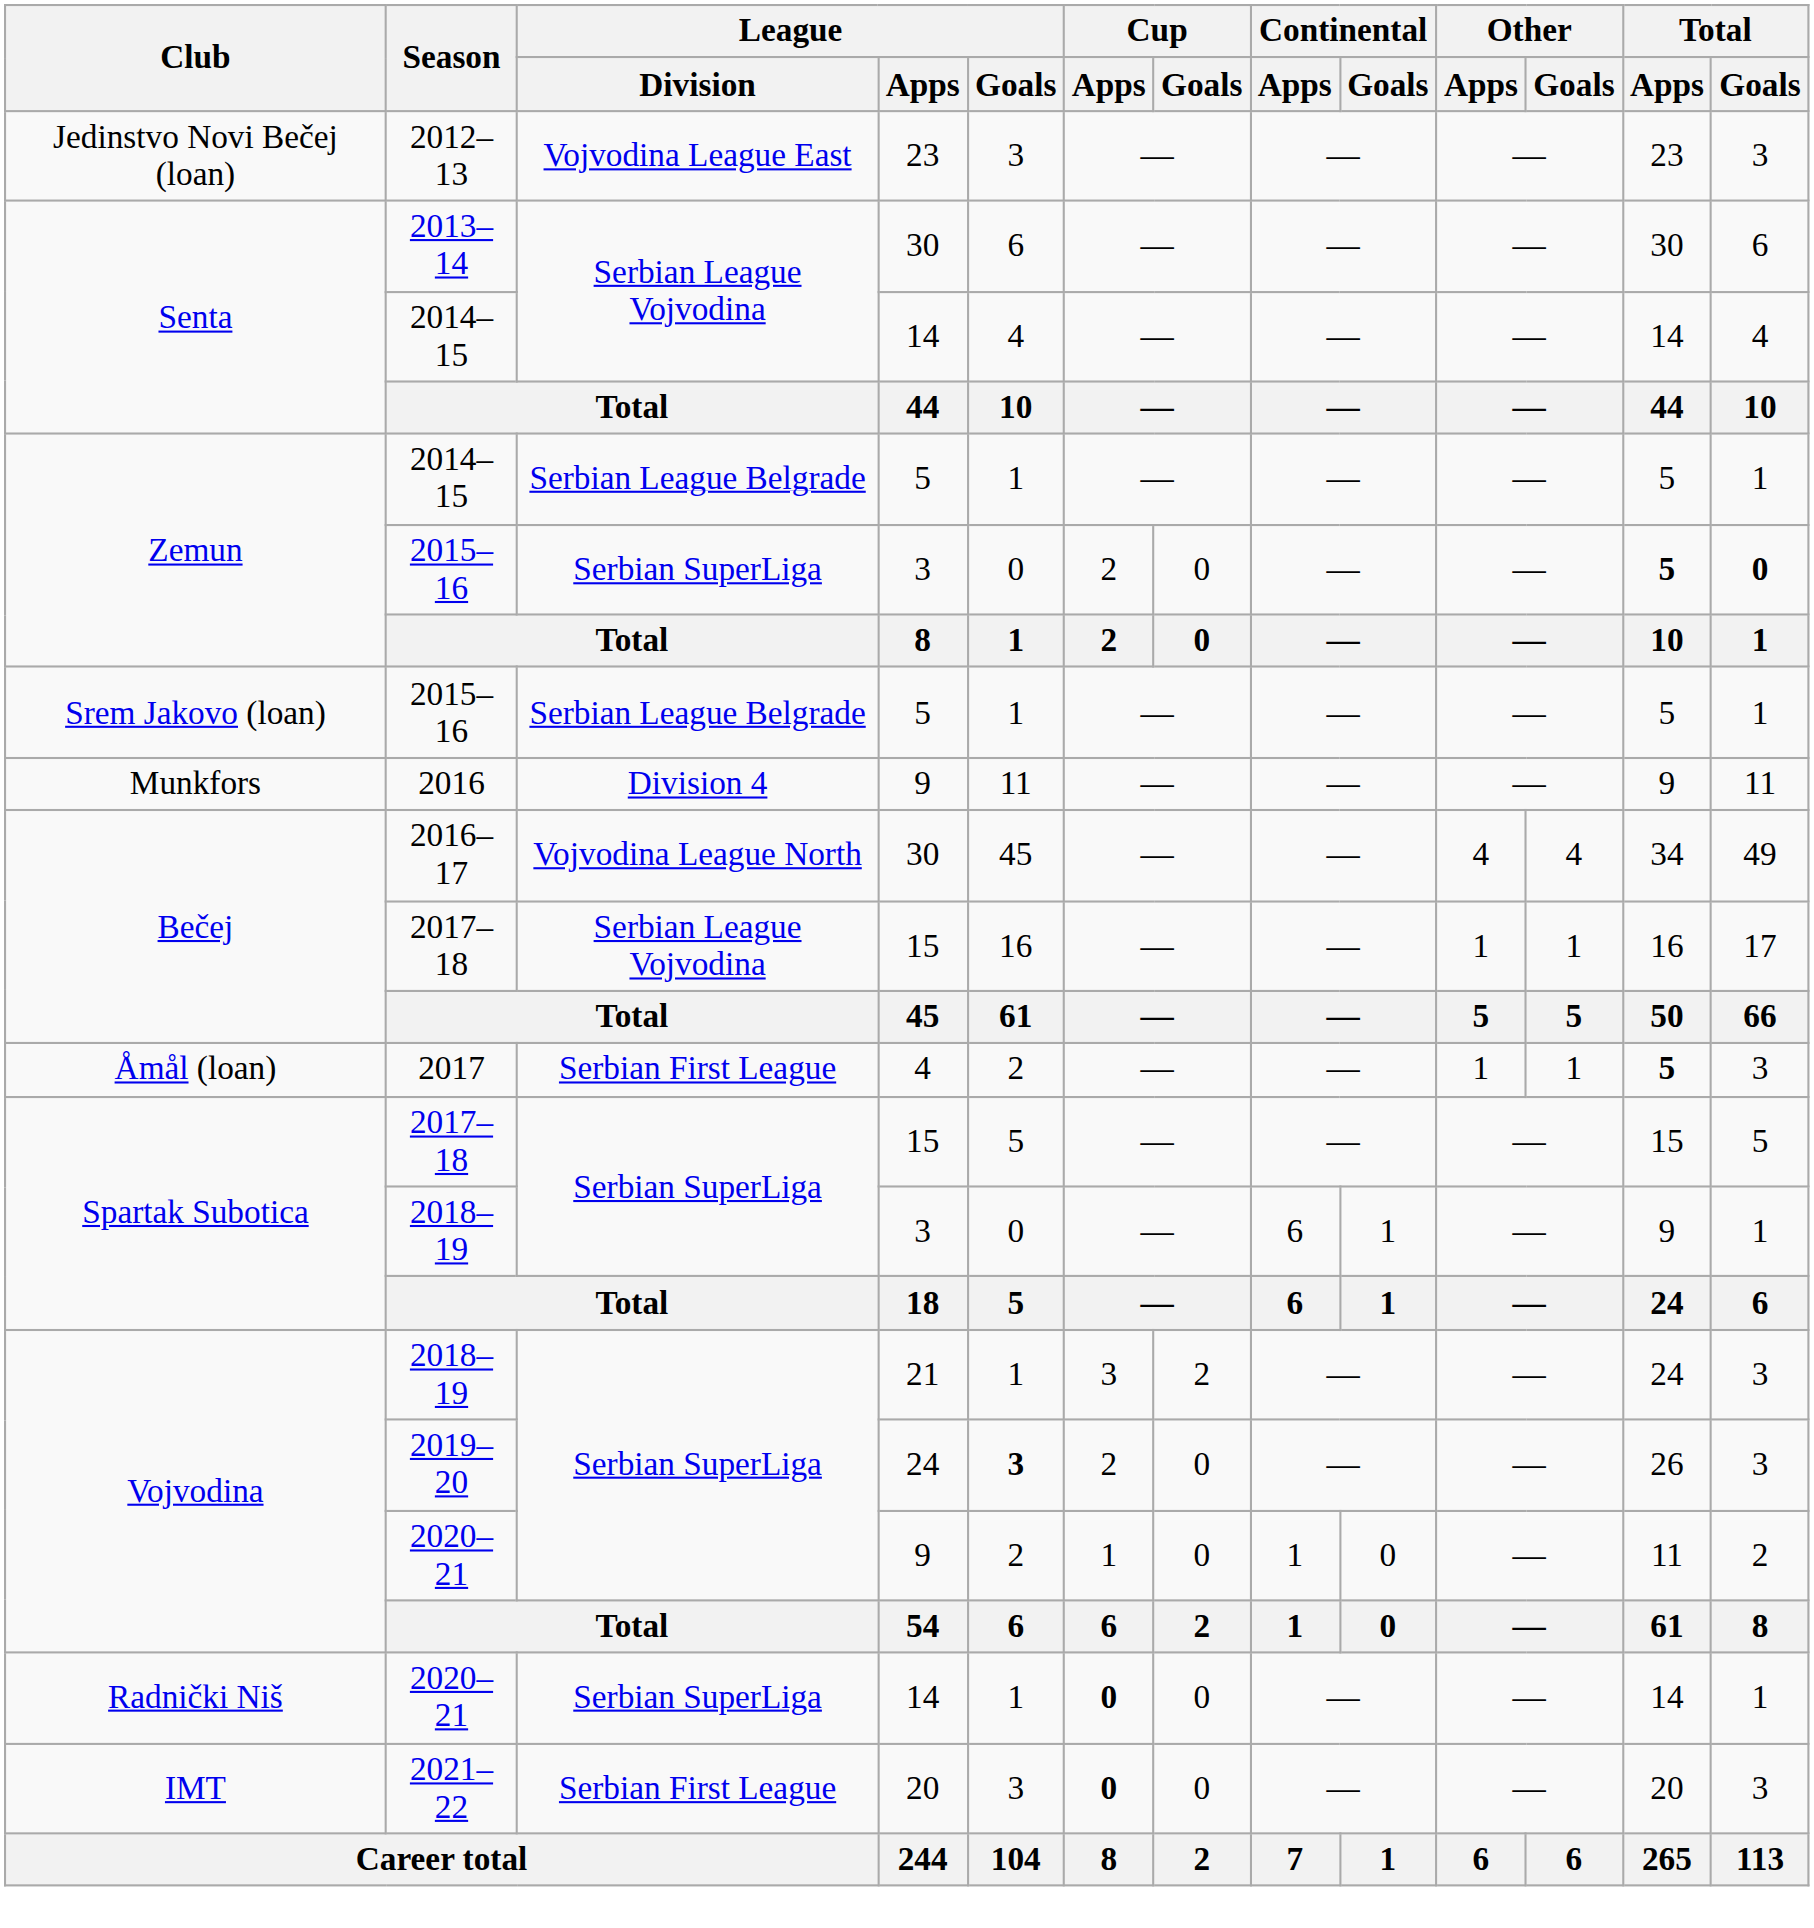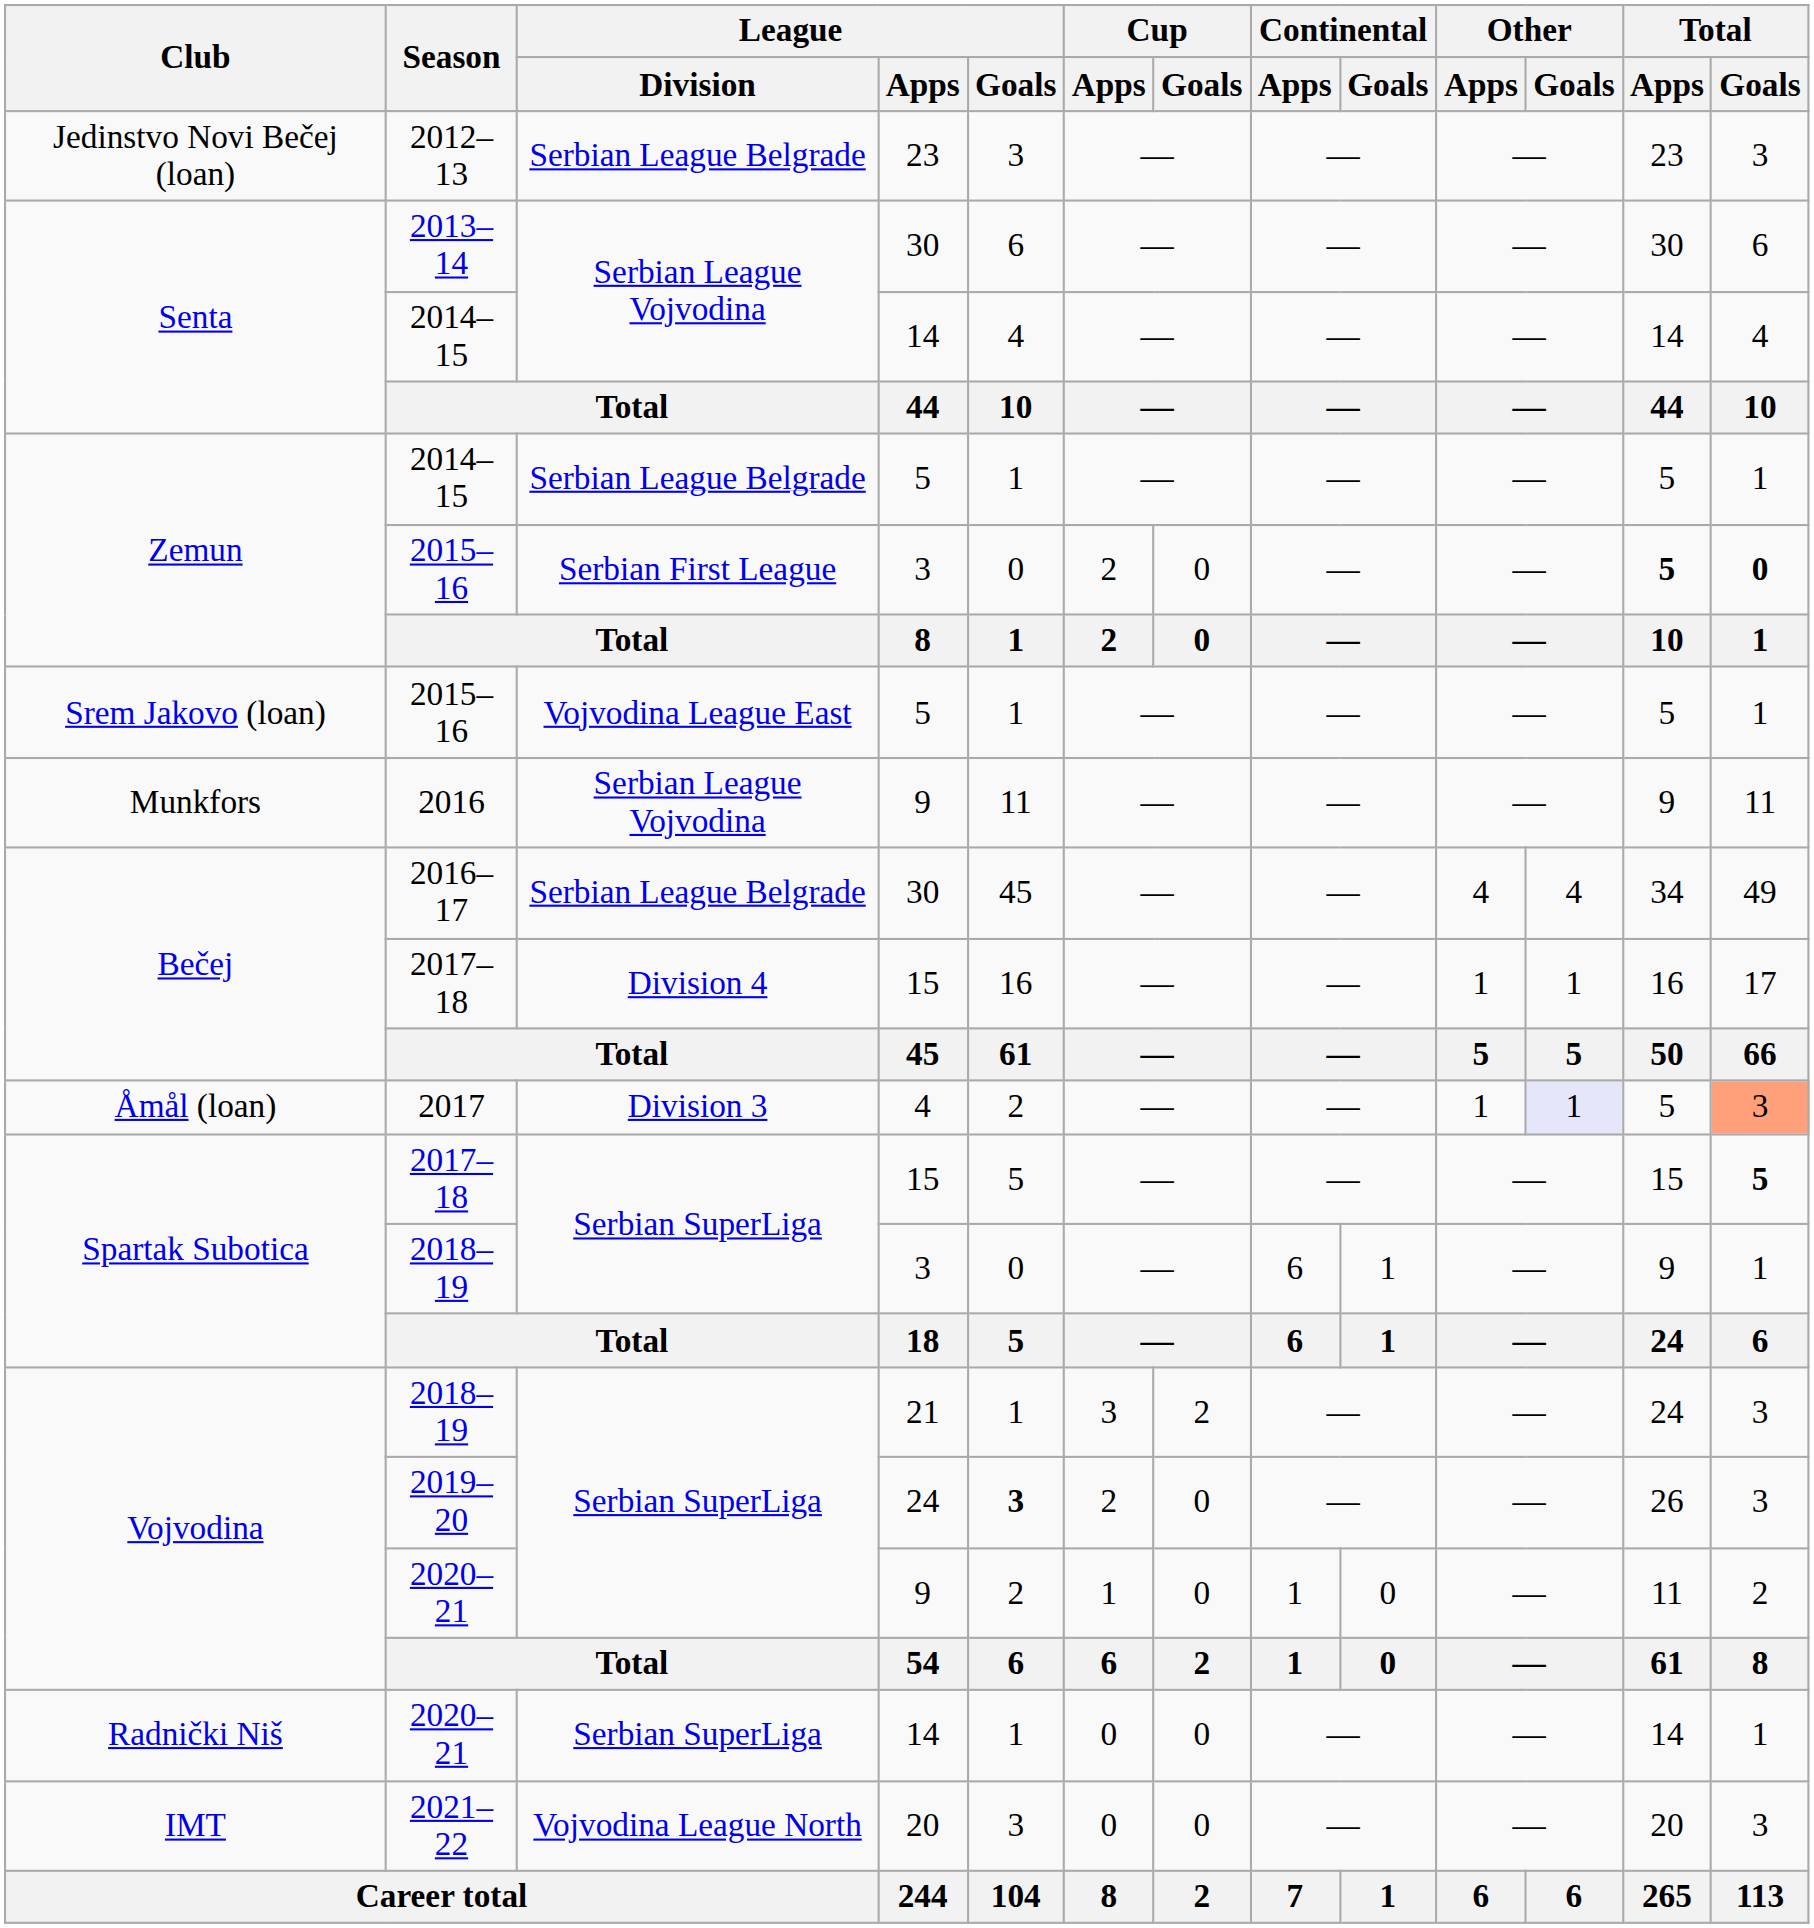(698, 155) Vojvodina League East -> (698, 155) Serbian League Belgrade
(698, 568) Serbian SuperLiga -> (698, 568) Serbian First League
(698, 711) Serbian League Belgrade -> (698, 711) Vojvodina League East
(698, 783) Division 4 -> (698, 802) Serbian League Vojvodina
(698, 854) Vojvodina League North -> (698, 892) Serbian League Belgrade
(698, 945) Serbian League Vojvodina -> (698, 982) Division 4
(698, 1069) Serbian First League -> (698, 1106) Division 3
(1574, 1069) no background -> (1574, 1106) lavender background
(1667, 1069) bold -> (1667, 1106) normal
(1760, 1069) no background -> (1760, 1106) lightsalmon background
(1760, 1140) normal -> (1760, 1178) bold
(1109, 1697) bold -> (1109, 1734) normal
(698, 1787) Serbian First League -> (698, 1825) Vojvodina League North
(1109, 1787) bold -> (1109, 1825) normal
